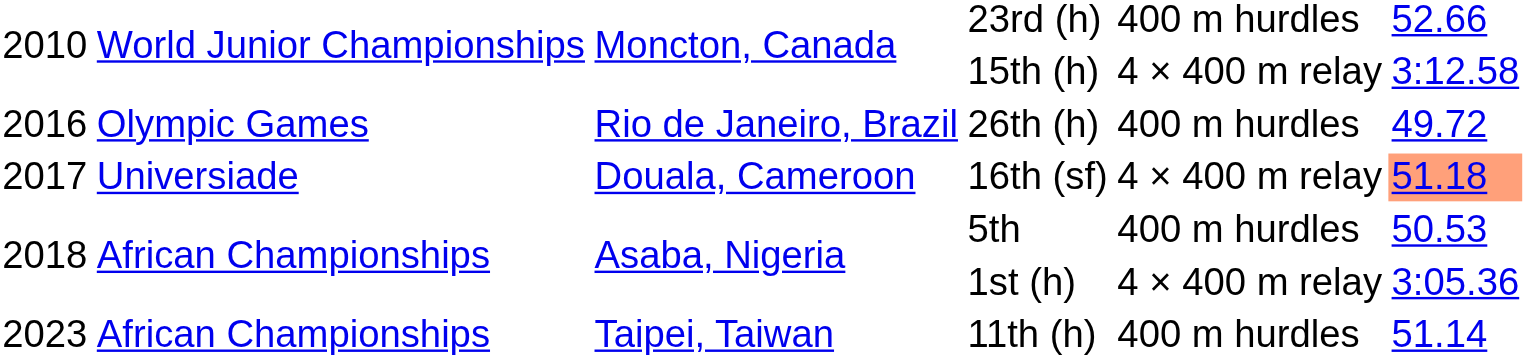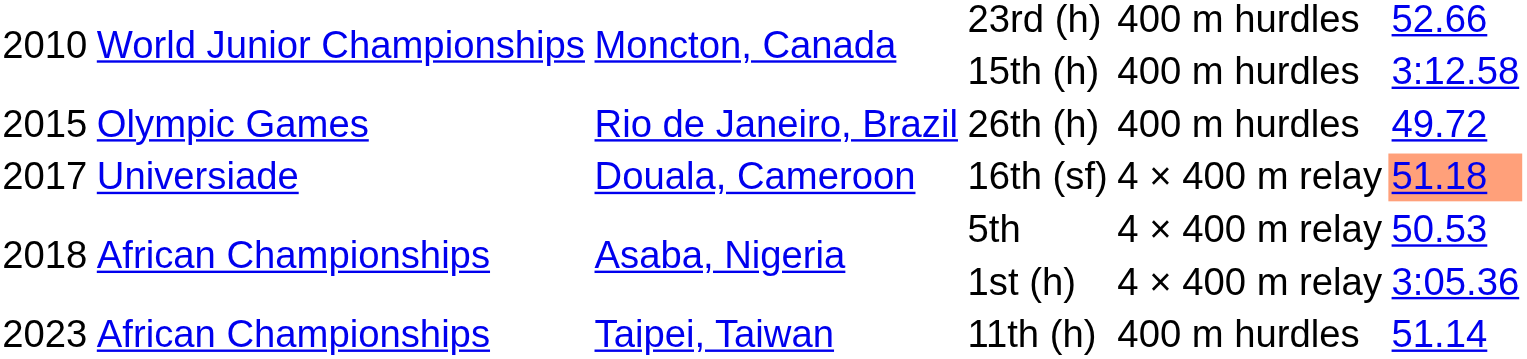(1250, 71) 4 × 400 m relay -> (1239, 71) 400 m hurdles
(45, 124) 2016 -> (45, 124) 2015
(1239, 229) 400 m hurdles -> (1250, 229) 4 × 400 m relay
